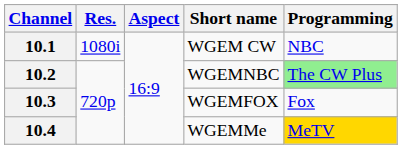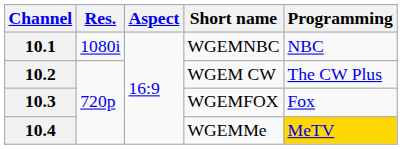(232, 46) WGEM CW -> (233, 46) WGEMNBC
(233, 74) WGEMNBC -> (232, 74) WGEM CW
(335, 74) lightgreen background -> (335, 74) no background
